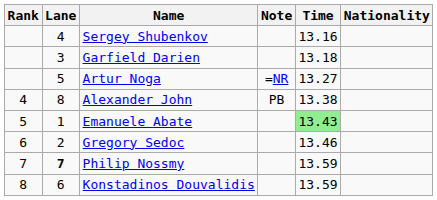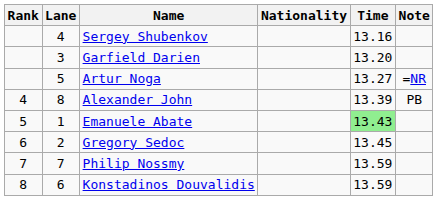columns swapped: (387, 15) <-> (277, 15)
(318, 57) 13.18 -> (373, 57) 13.20
(318, 100) 13.38 -> (373, 100) 13.39
(318, 142) 13.46 -> (373, 142) 13.45
(61, 163) bold -> (61, 163) normal
